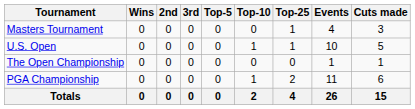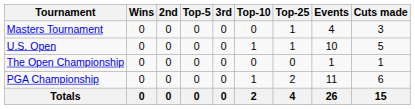columns swapped: (191, 12) <-> (218, 12)
